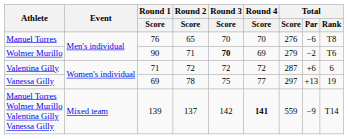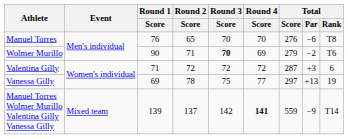(311, 68) +6 -> (311, 68) +3
